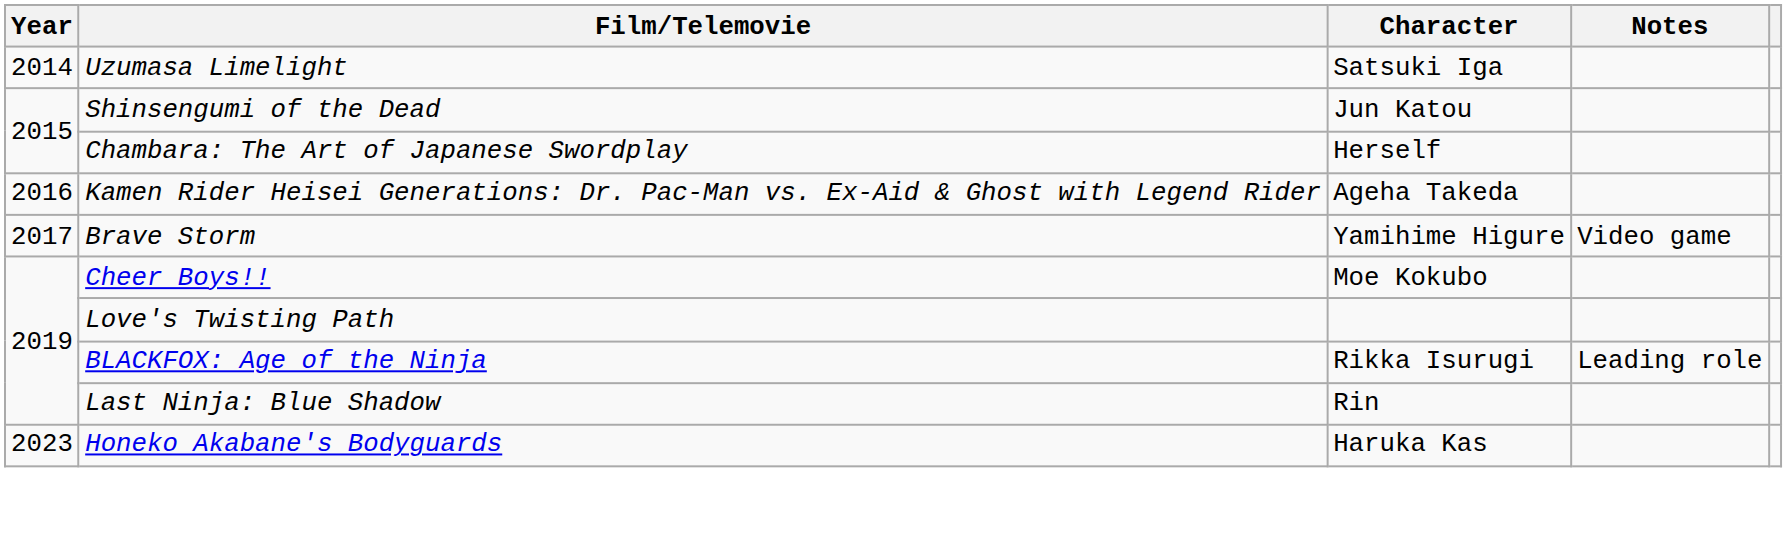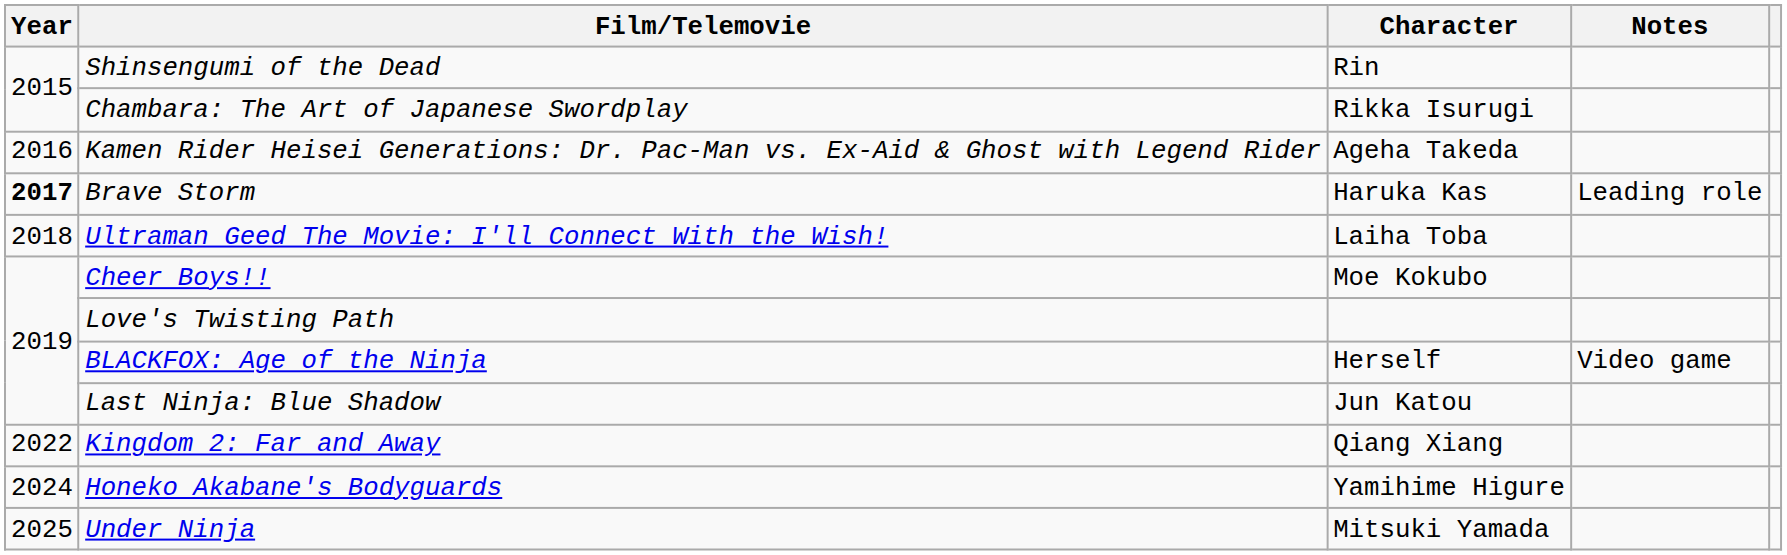- row: (216, 68)
(1403, 110) Jun Katou -> (1356, 68) Rin
(1387, 152) Herself -> (1434, 110) Rikka Isurugi
(42, 236) normal -> (42, 194) bold
(1449, 236) Yamihime Higure -> (1410, 194) Haruka Kas
(1654, 236) Video game -> (1670, 194) Leading role
+ row: (487, 236)
(1434, 362) Rikka Isurugi -> (1387, 362) Herself
(1670, 362) Leading role -> (1654, 362) Video game
(1356, 404) Rin -> (1403, 404) Jun Katou
+ row: (263, 445)
(42, 445) 2023 -> (42, 487) 2024
(1410, 445) Haruka Kas -> (1449, 487) Yamihime Higure
+ row: (170, 529)
